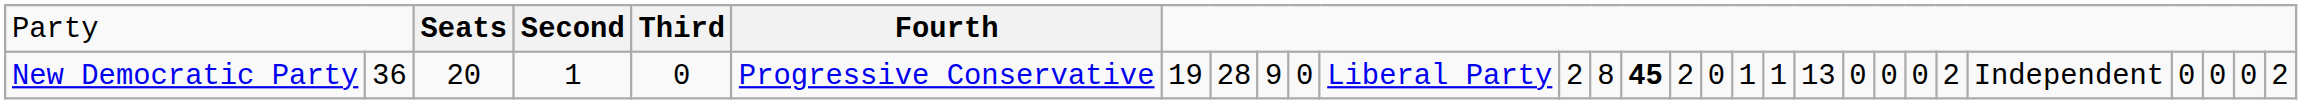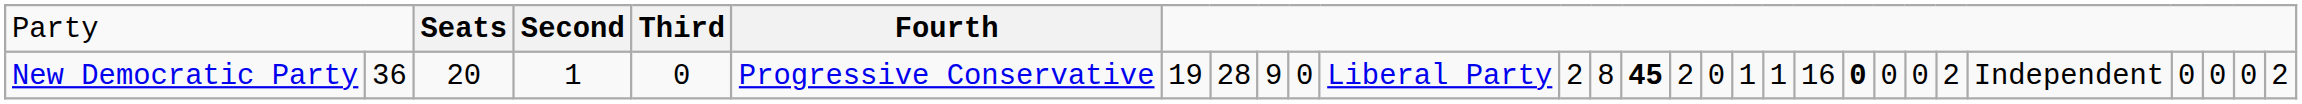(1818, 76) 13 -> (1818, 76) 16
(1858, 76) normal -> (1858, 76) bold
